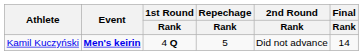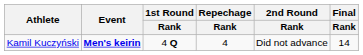(225, 43) 5 -> (225, 43) 4
